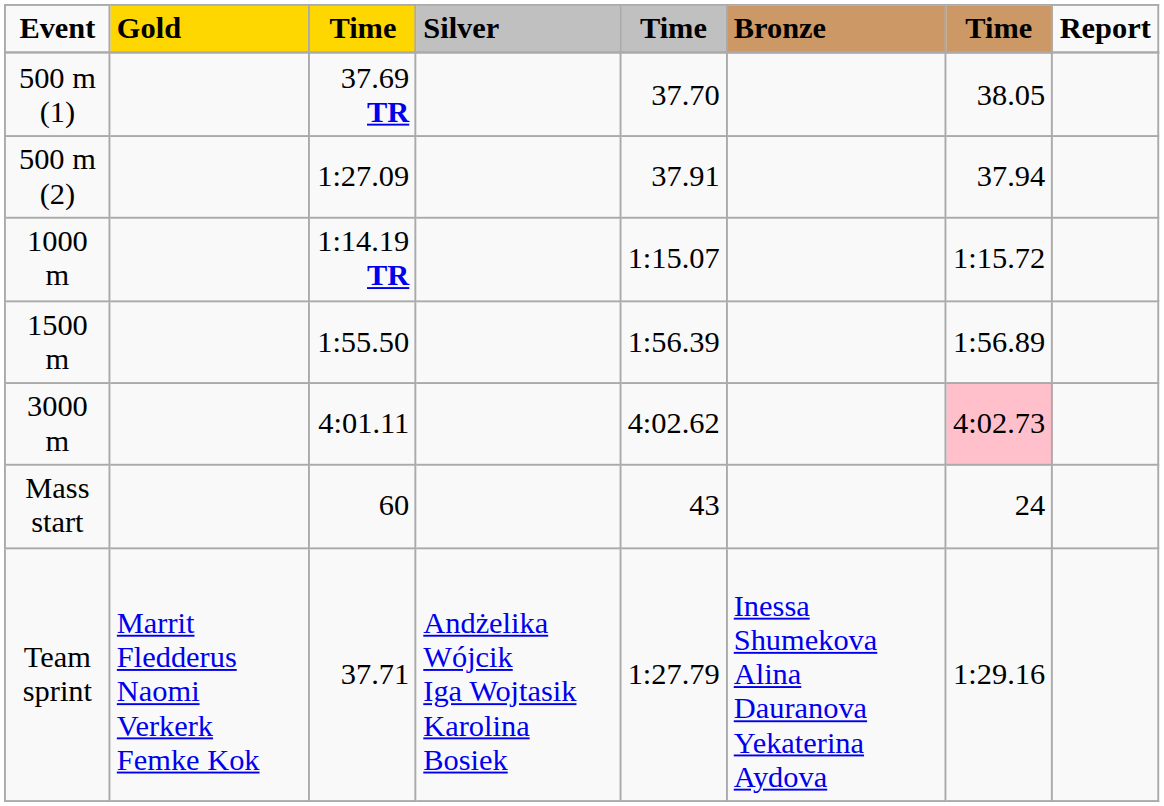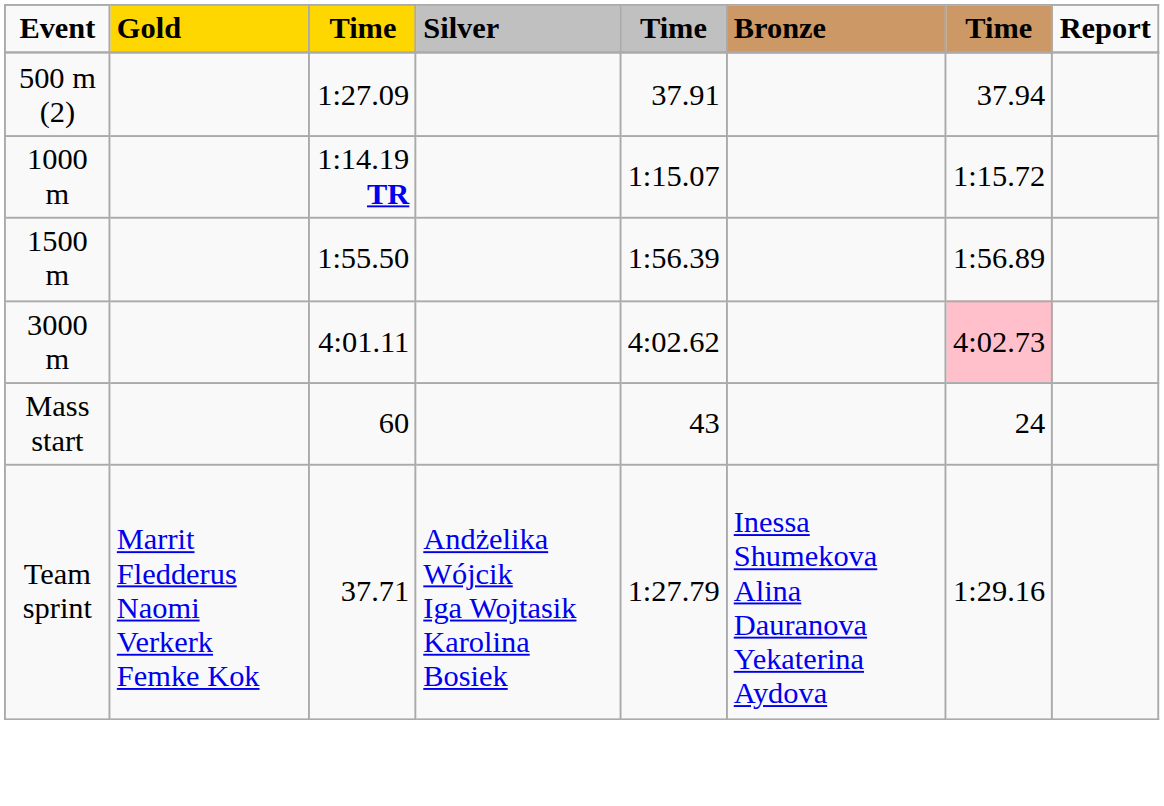- row: (57, 93)
